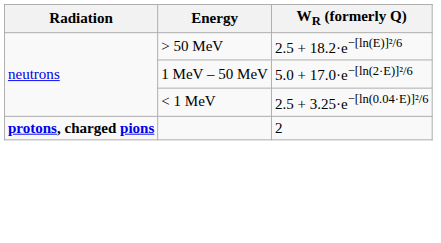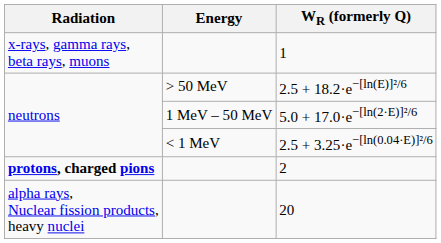+ row: (283, 52)
+ row: (287, 209)
